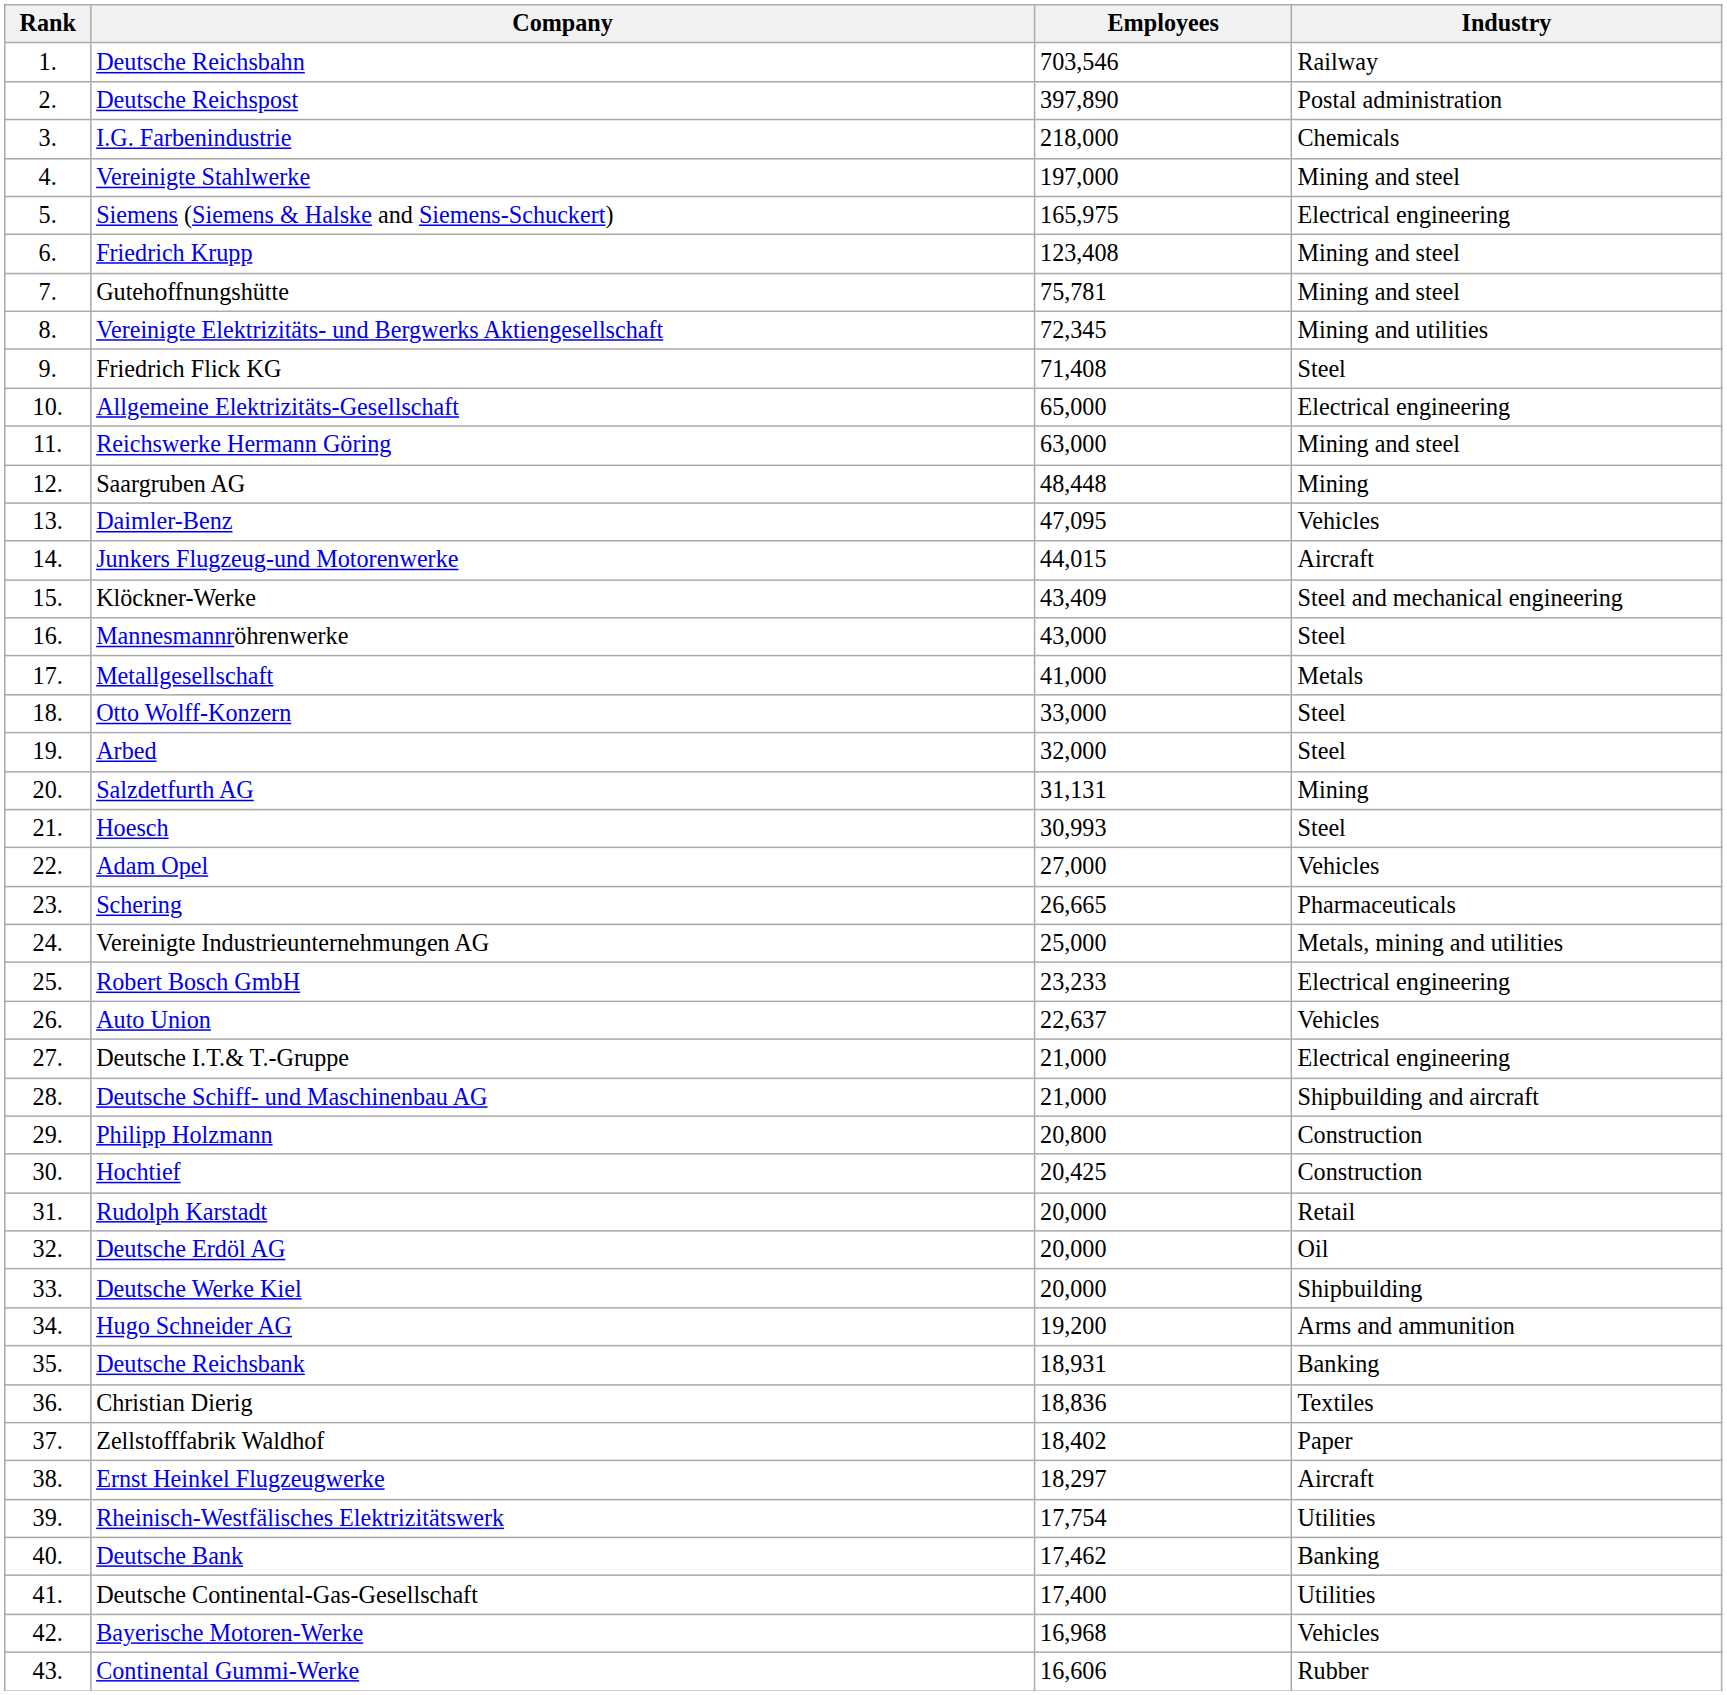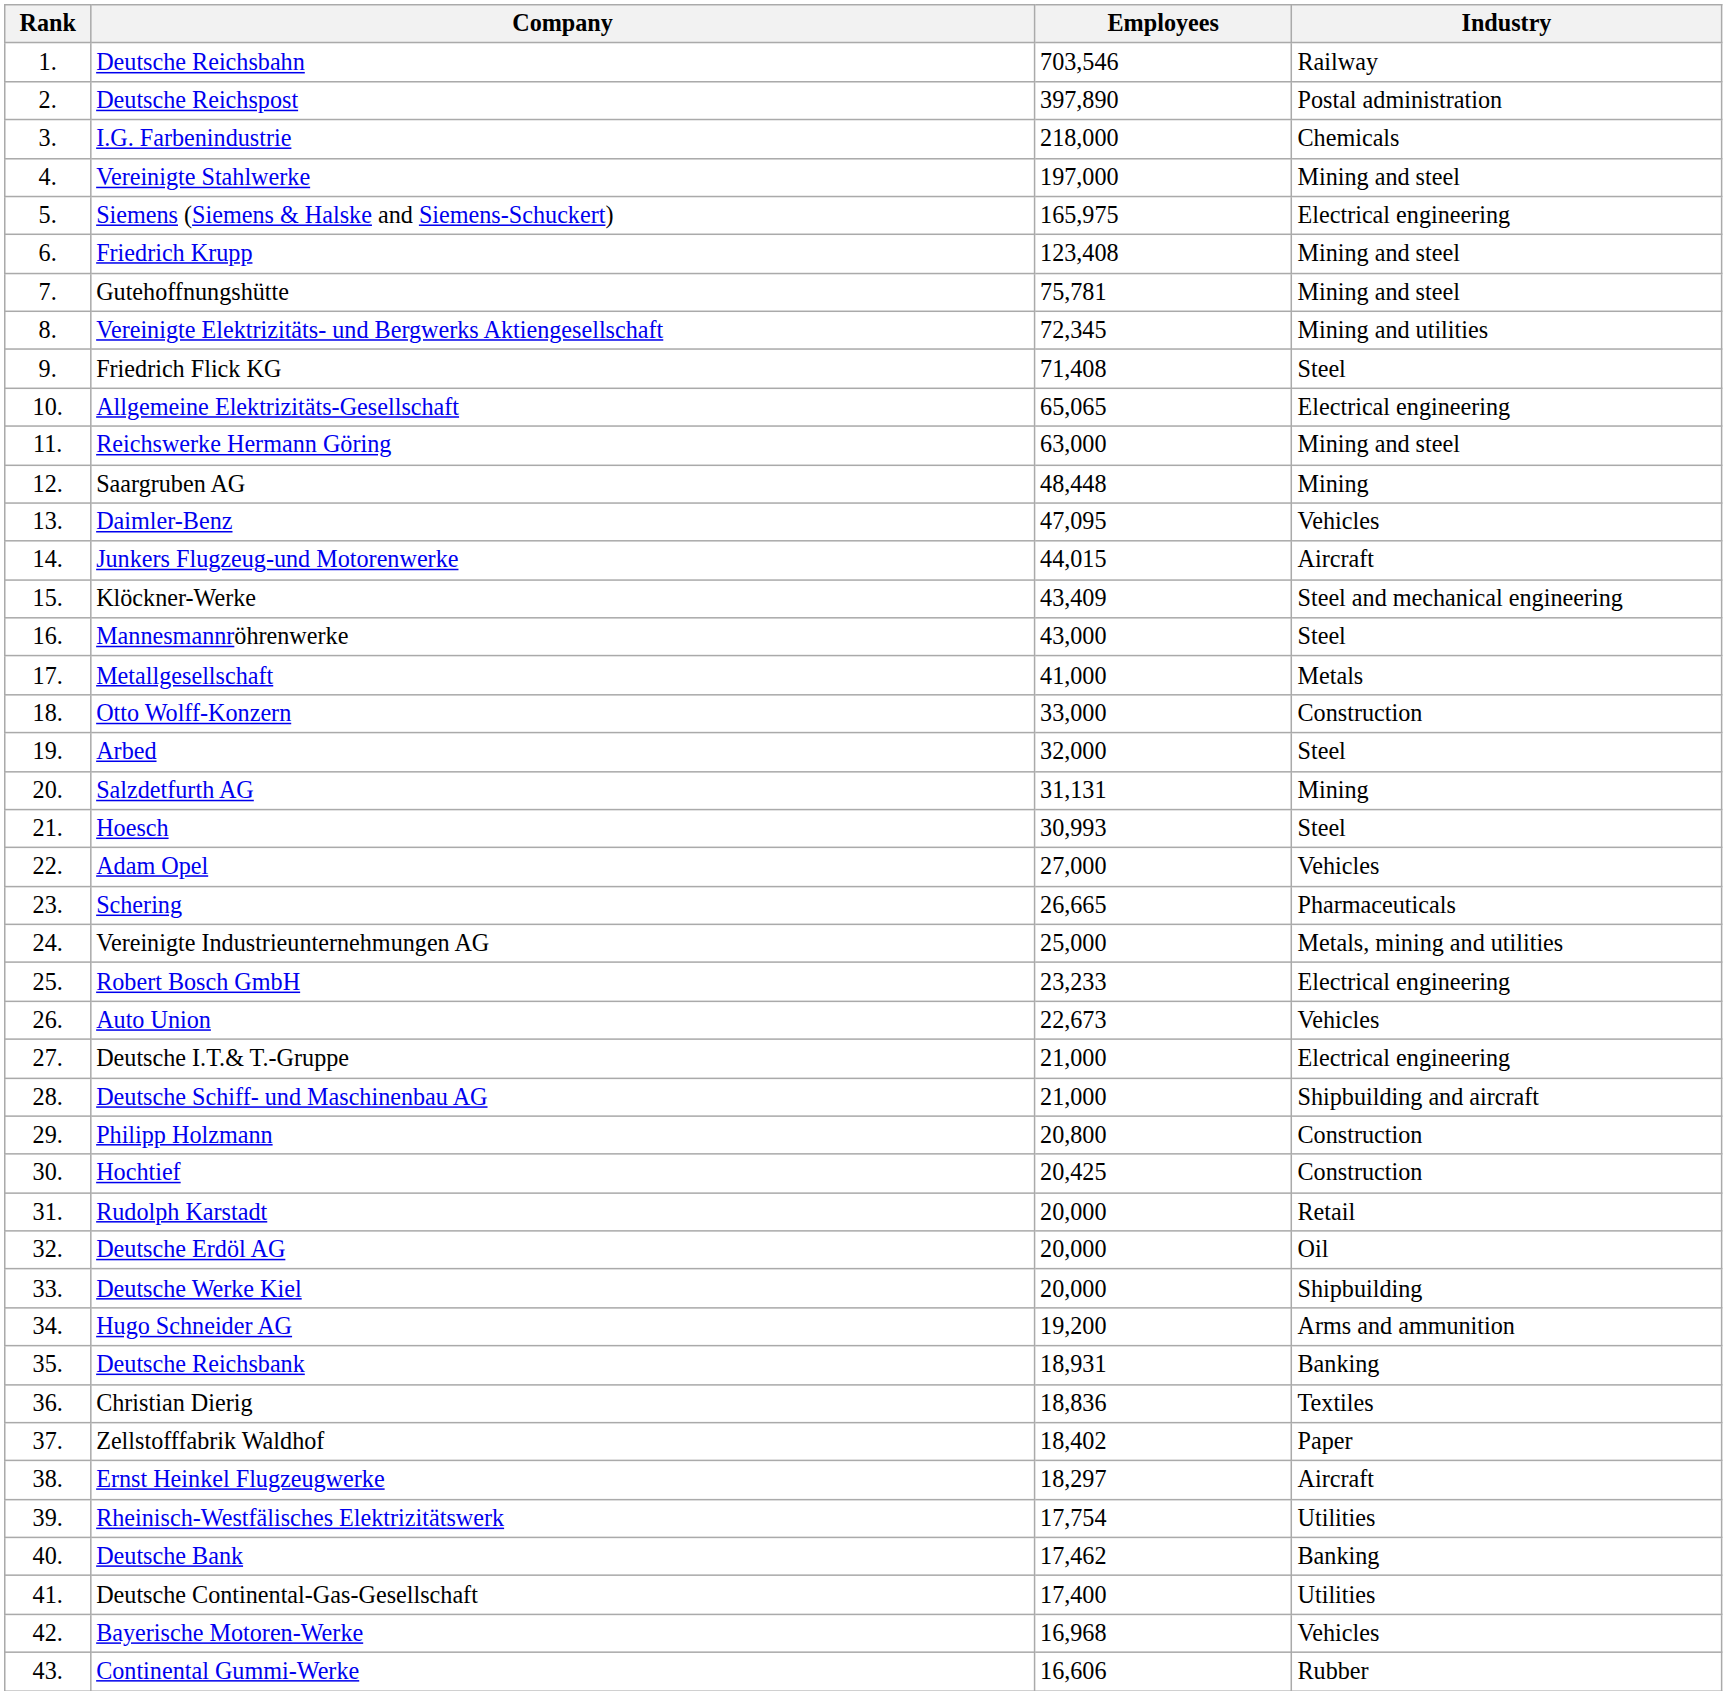(1073, 406) 65,000 -> (1073, 406) 65,065
(1322, 713) Steel -> (1360, 713) Construction
(1073, 1019) 22,637 -> (1073, 1019) 22,673
